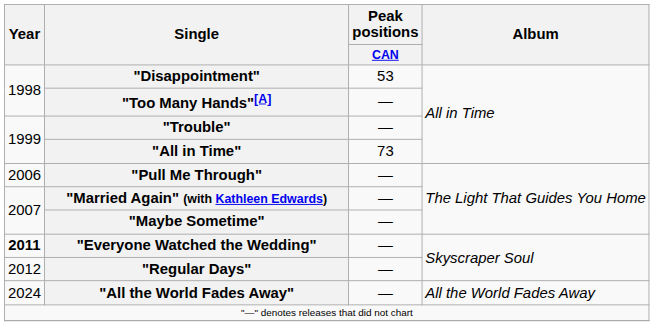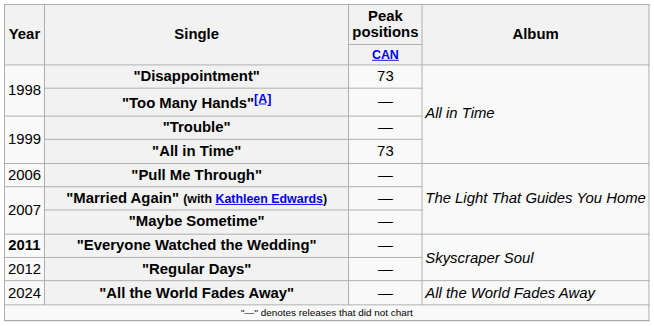(385, 76) 53 -> (385, 76) 73
